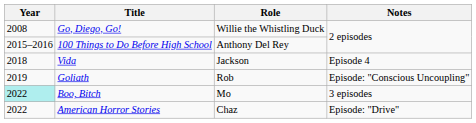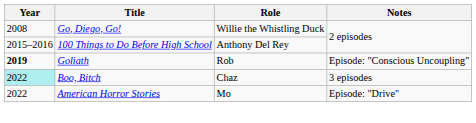- row: (67, 61)
(17, 77) normal -> (17, 61) bold
(224, 93) Mo -> (227, 77) Chaz
(227, 110) Chaz -> (224, 93) Mo
